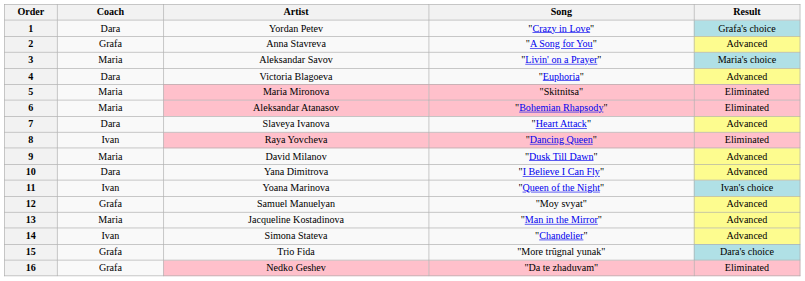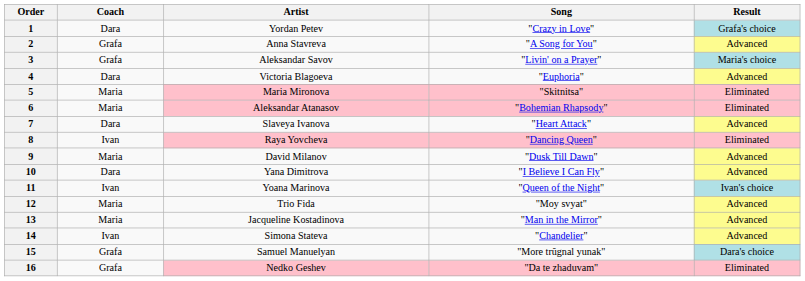(110, 60) Maria -> (110, 60) Grafa
(110, 204) Grafa -> (110, 204) Maria
(296, 204) Samuel Manuelyan -> (296, 204) Trio Fida
(296, 252) Trio Fida -> (296, 252) Samuel Manuelyan
